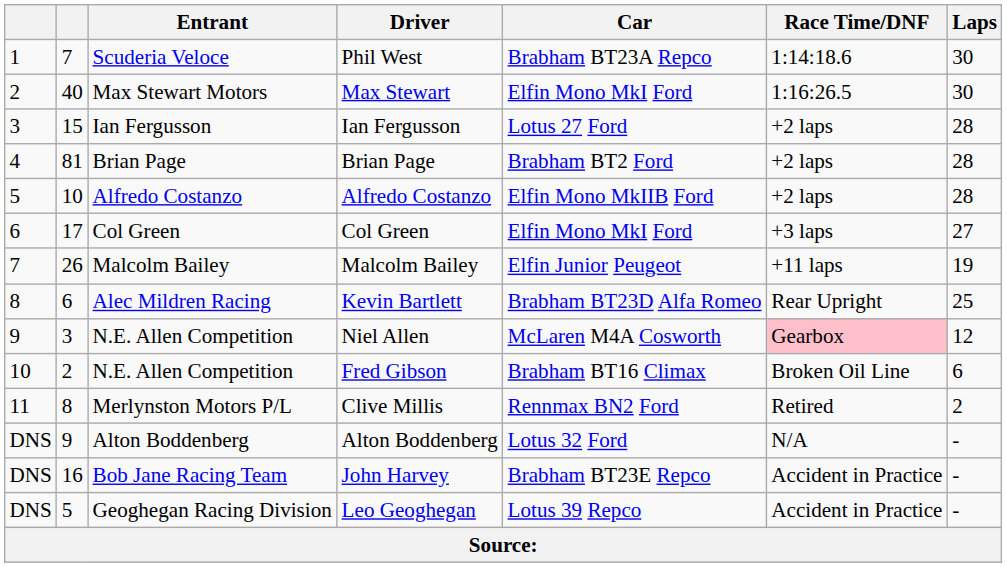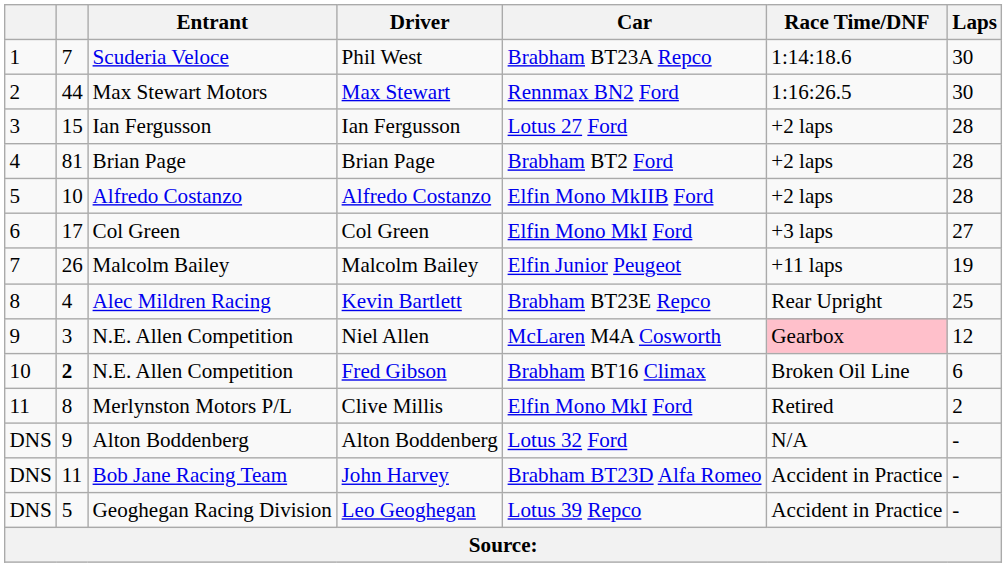(72, 91) 40 -> (72, 91) 44
(600, 91) Elfin Mono MkI Ford -> (593, 91) Rennmax BN2 Ford
(67, 300) 6 -> (67, 300) 4
(635, 300) Brabham BT23D Alfa Romeo -> (609, 300) Brabham BT23E Repco
(67, 370) normal -> (67, 370) bold
(593, 405) Rennmax BN2 Ford -> (600, 405) Elfin Mono MkI Ford
(72, 474) 16 -> (72, 474) 11
(609, 474) Brabham BT23E Repco -> (635, 474) Brabham BT23D Alfa Romeo
